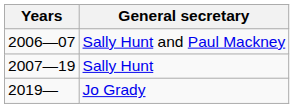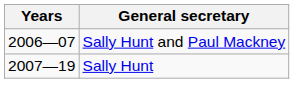- row: (114, 90)
